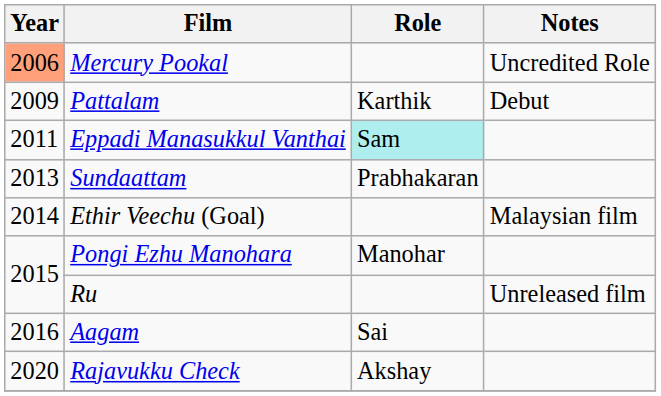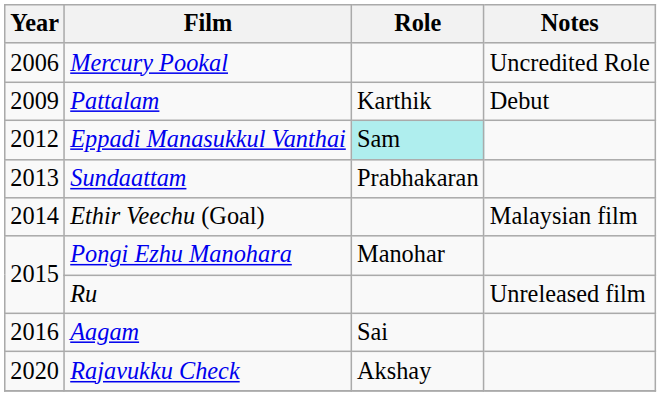(35, 62) lightsalmon background -> (35, 62) no background
(34, 139) 2011 -> (35, 139) 2012
